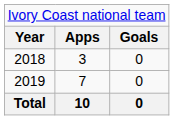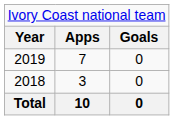rows swapped: (30, 59) <-> (30, 81)
